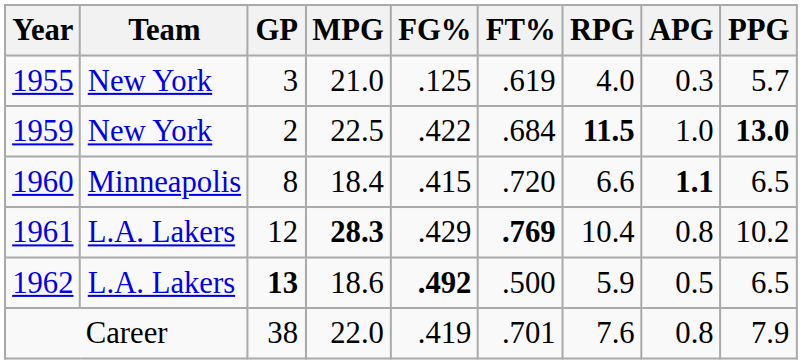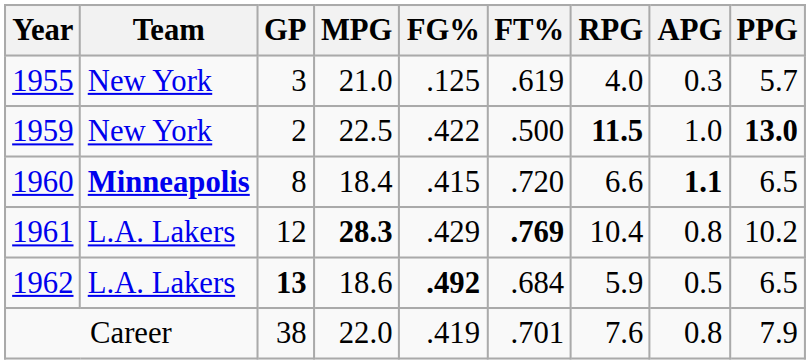(529, 131) .684 -> (537, 131) .500
(164, 181) normal -> (169, 181) bold
(529, 283) .500 -> (537, 283) .684
